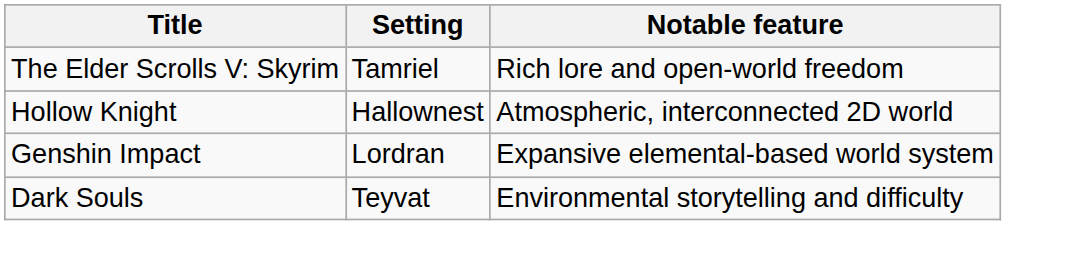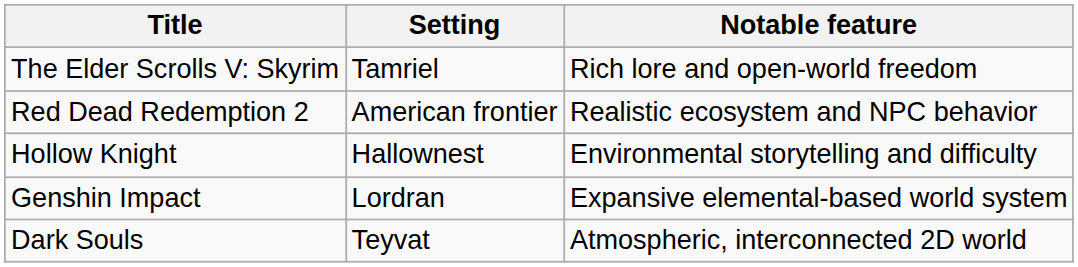+ row: (160, 111)
(725, 111) Atmospheric, interconnected 2D world -> (803, 154) Environmental storytelling and difficulty
(730, 197) Environmental storytelling and difficulty -> (798, 240) Atmospheric, interconnected 2D world
